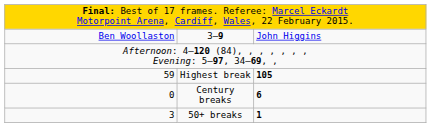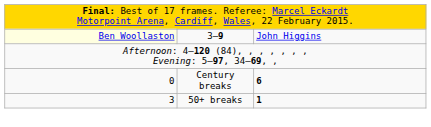(137, 37) no background -> (137, 37) lightyellow background
- row: (215, 76)
